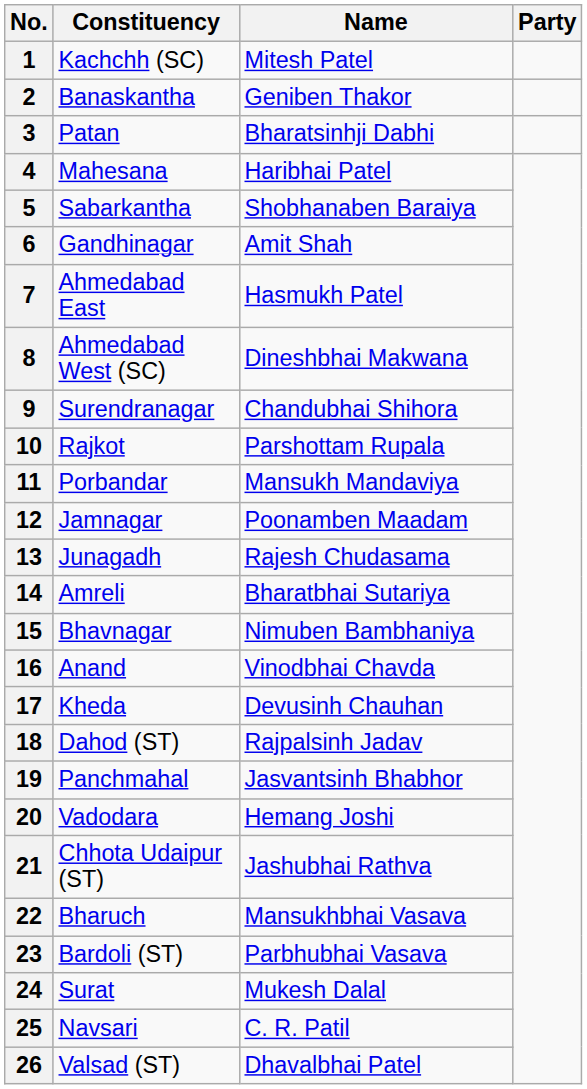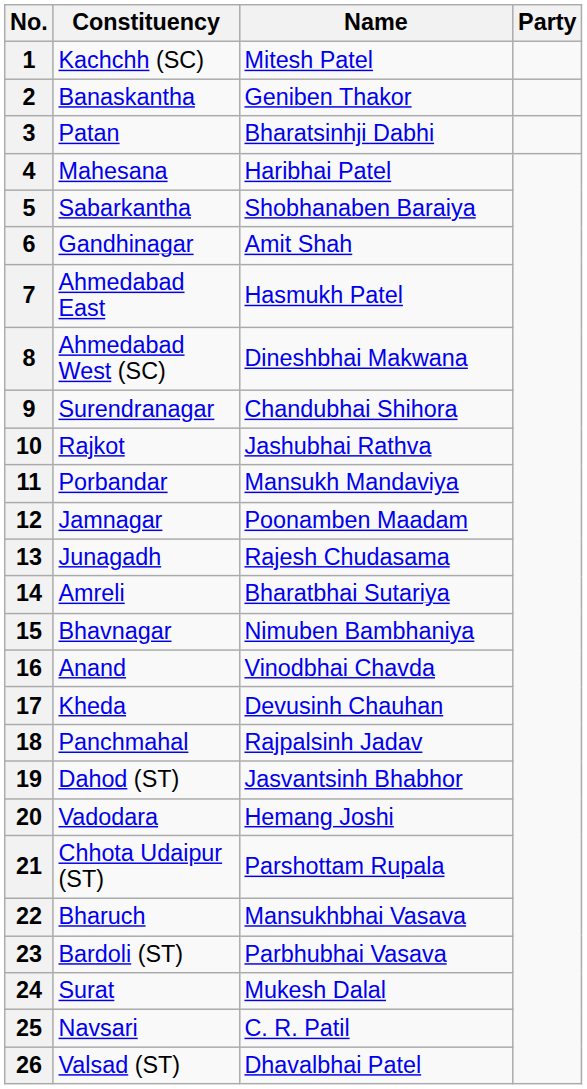(344, 446) Parshottam Rupala -> (338, 446) Jashubhai Rathva
(119, 742) Dahod (ST) -> (123, 742) Panchmahal
(123, 779) Panchmahal -> (119, 779) Dahod (ST)
(338, 866) Jashubhai Rathva -> (344, 866) Parshottam Rupala
